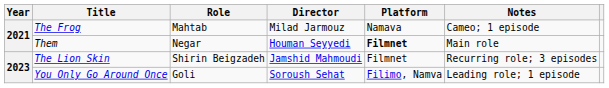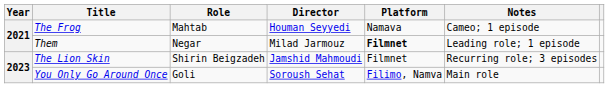(307, 28) Milad Jarmouz -> (310, 28) Houman Seyyedi
(310, 44) Houman Seyyedi -> (307, 44) Milad Jarmouz
(473, 44) Main role -> (513, 44) Leading role; 1 episode
(513, 75) Leading role; 1 episode -> (473, 75) Main role
